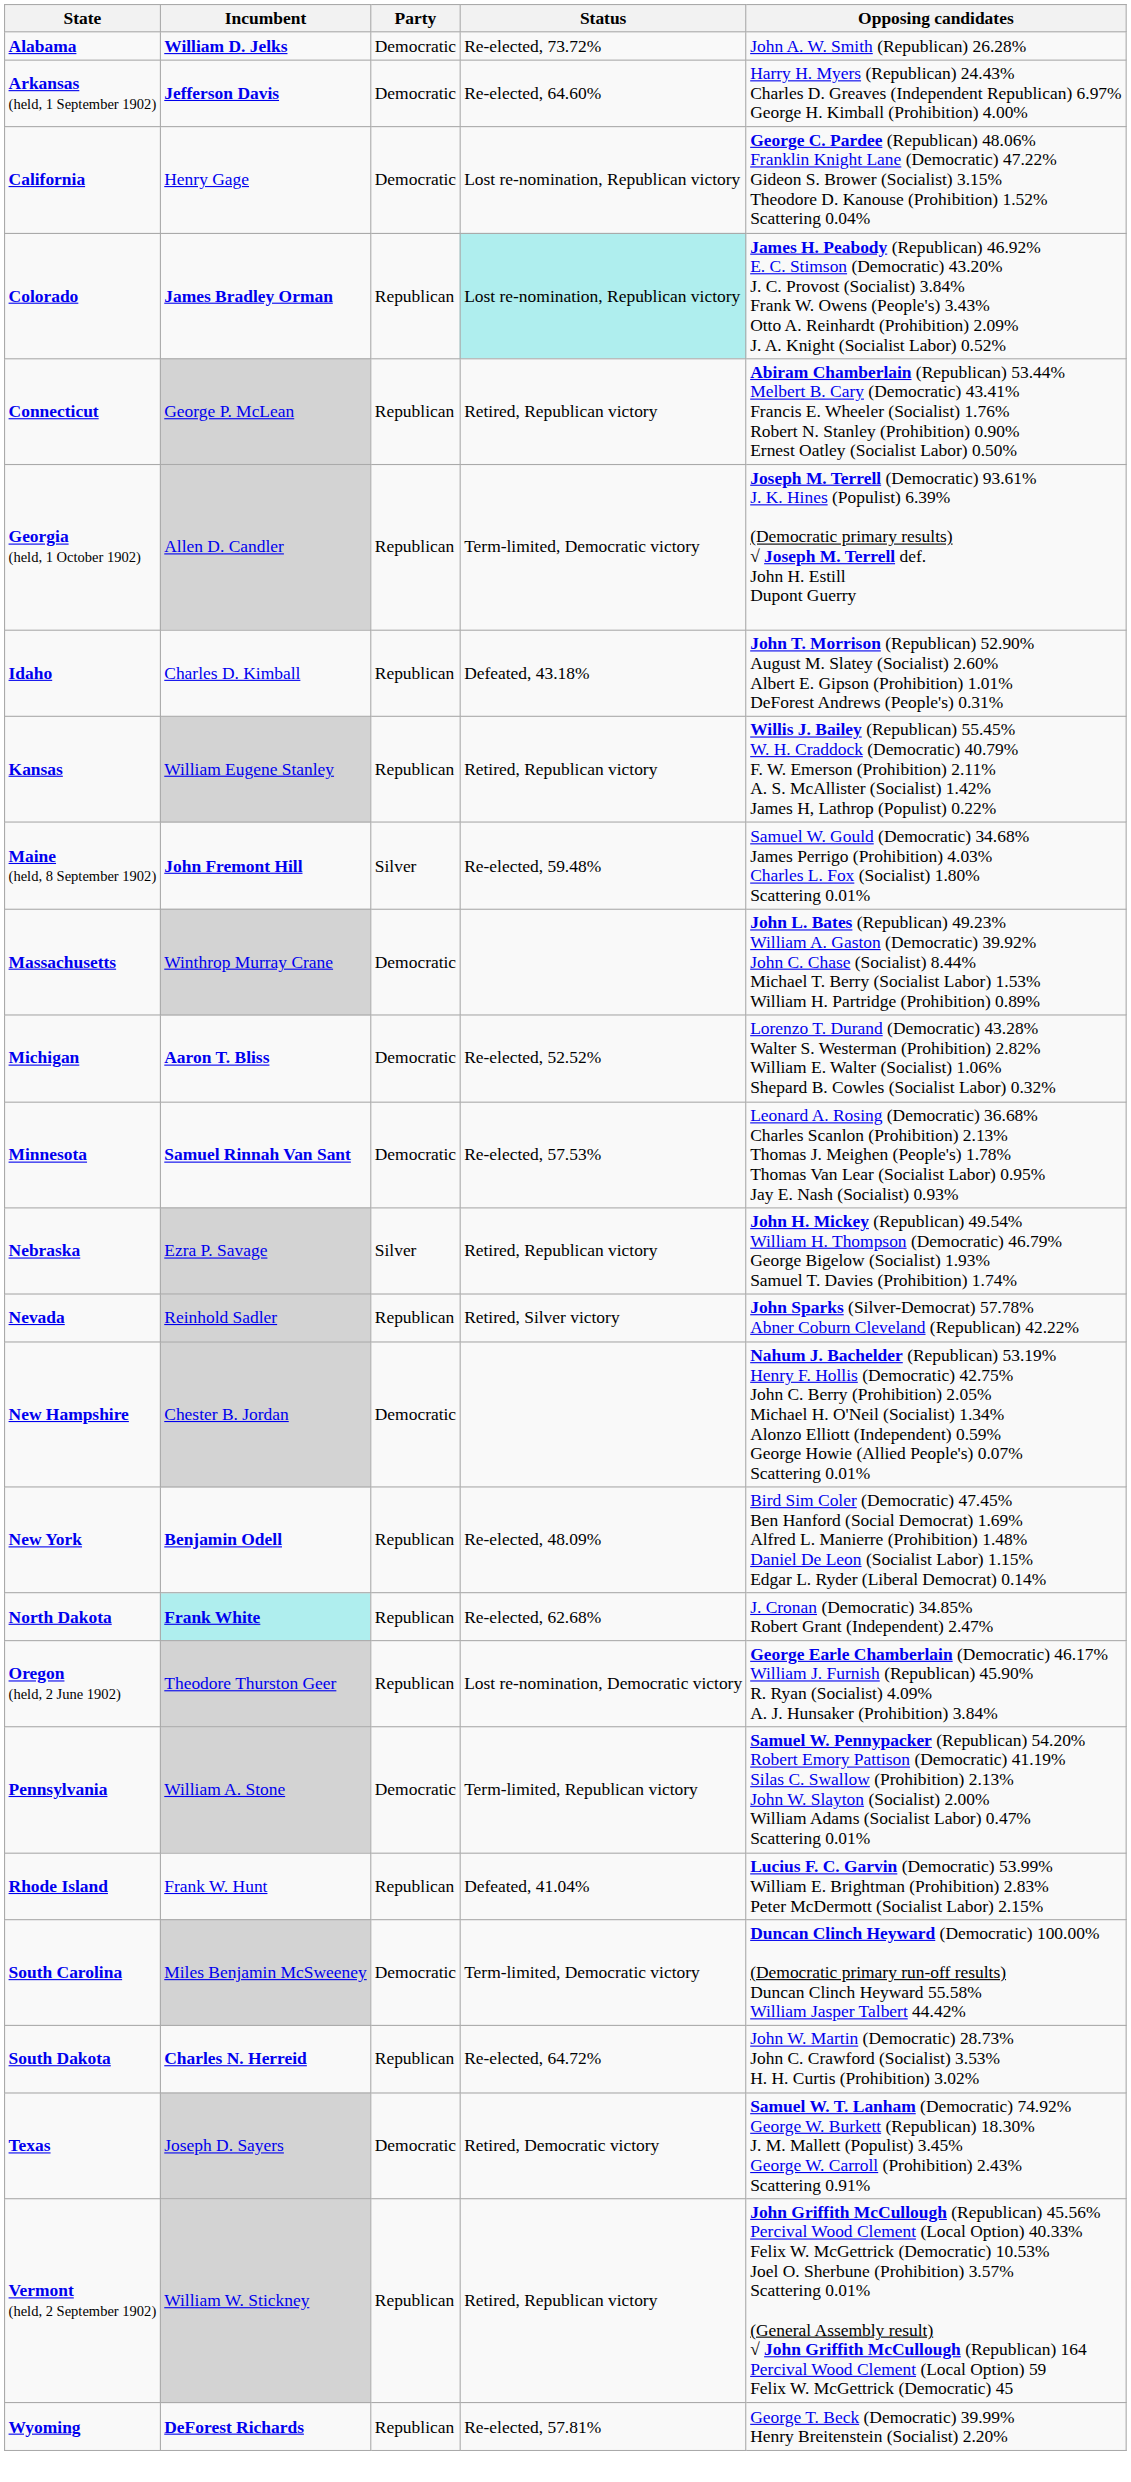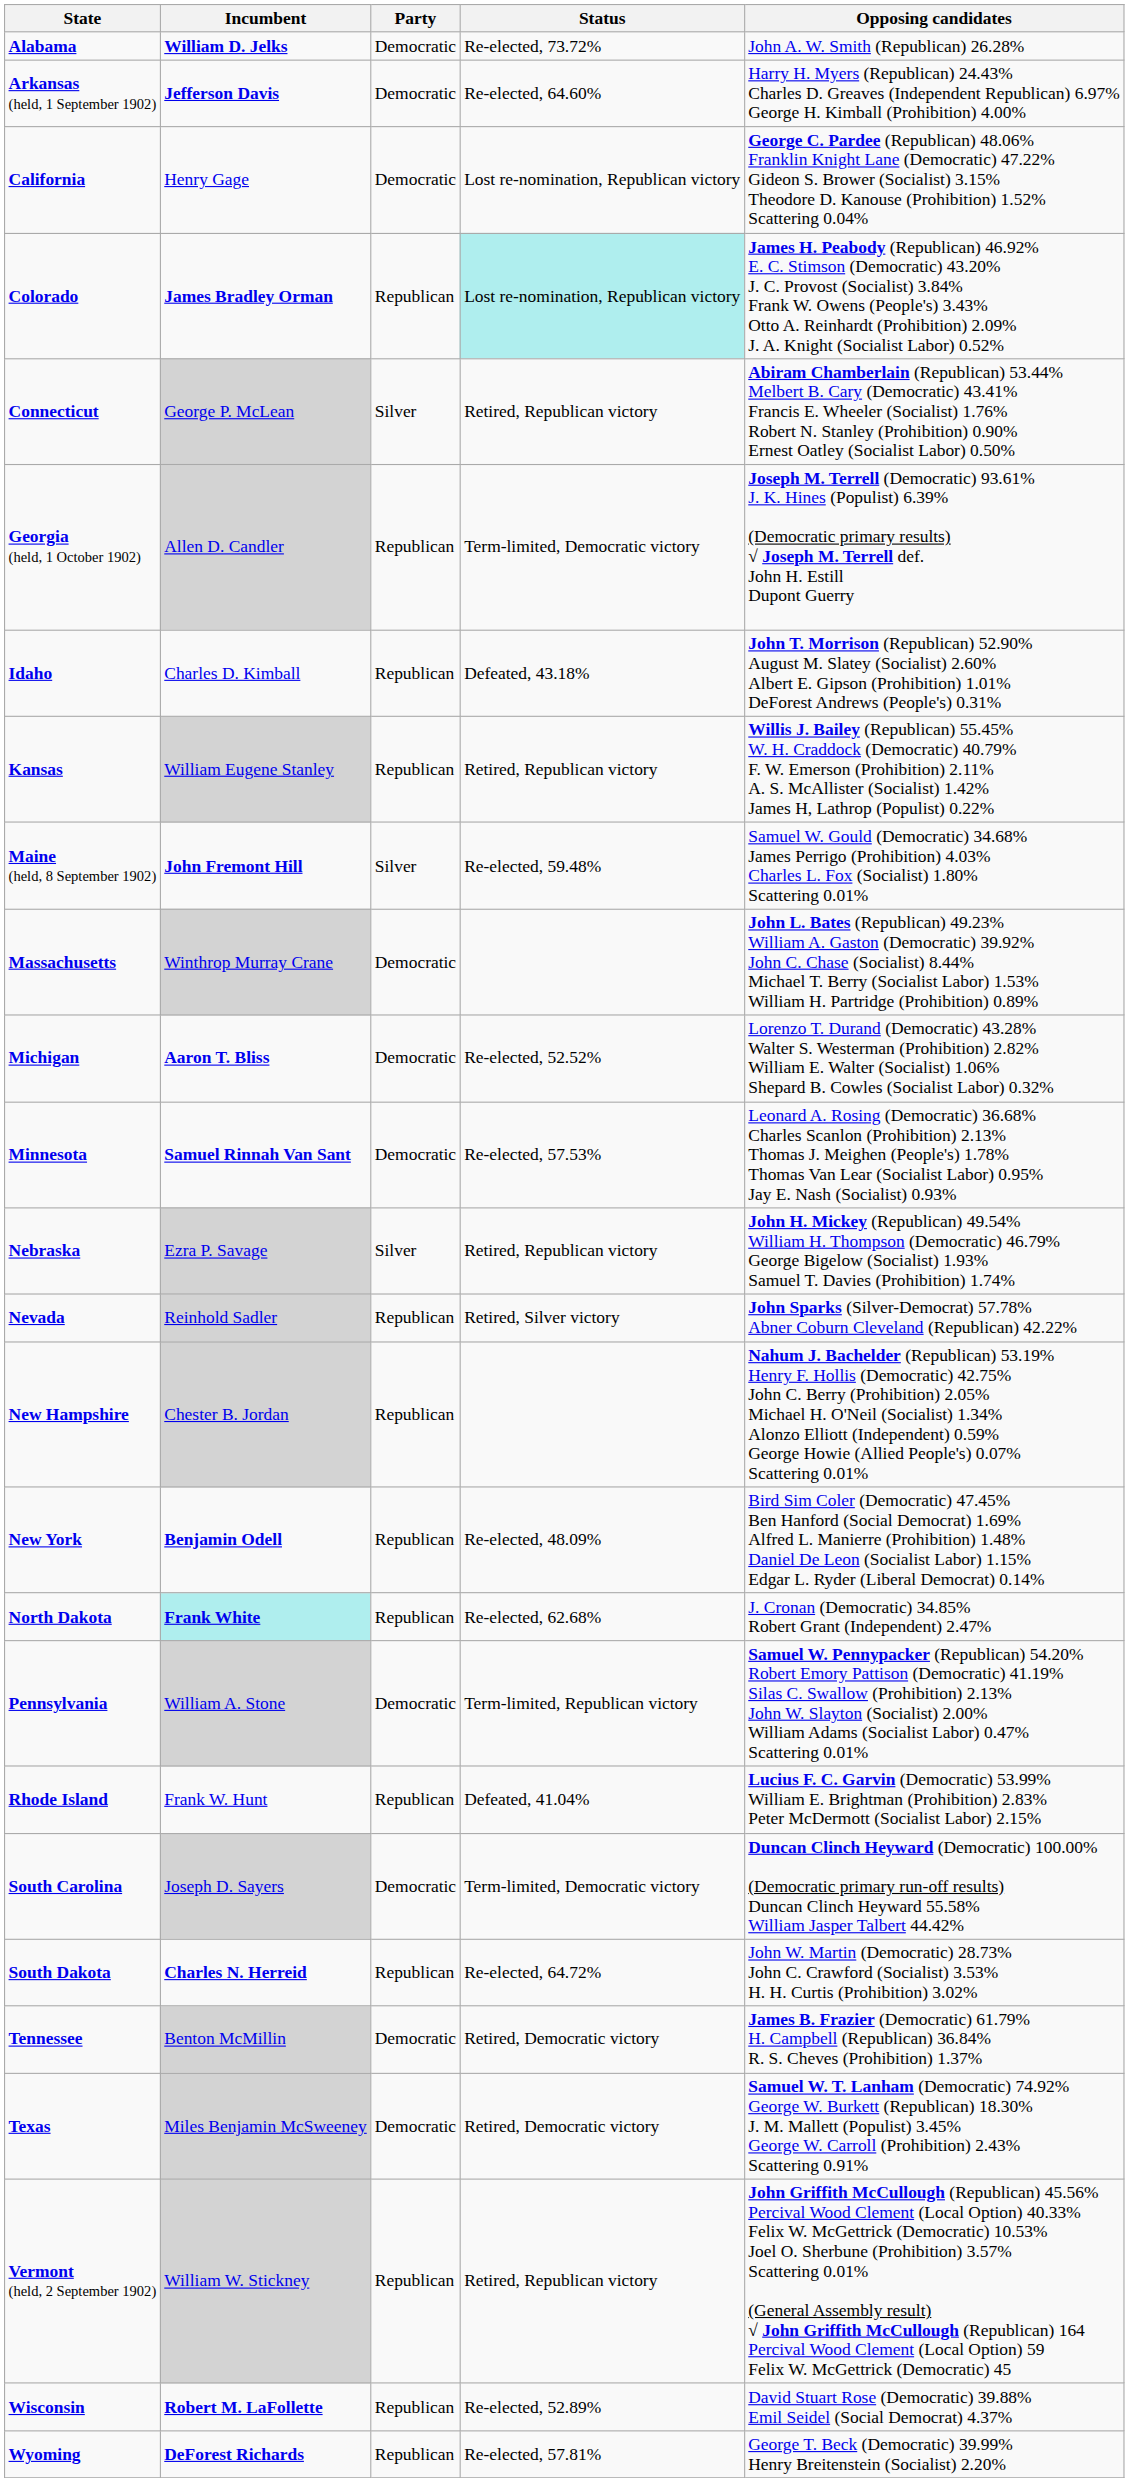(414, 411) Republican -> (396, 411) Silver
(415, 1414) Democratic -> (414, 1414) Republican
- row: (65, 1683)
(265, 1972) Miles Benjamin McSweeney -> (224, 1886) Joseph D. Sayers
+ row: (46, 2039)
(224, 2145) Joseph D. Sayers -> (265, 2125) Miles Benjamin McSweeney
+ row: (47, 2406)
